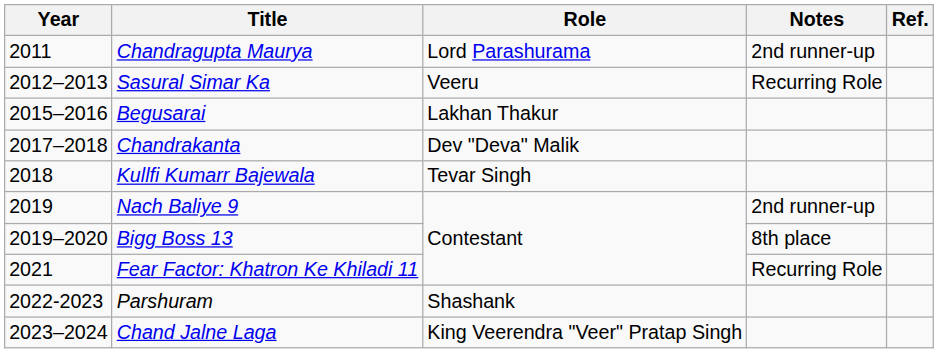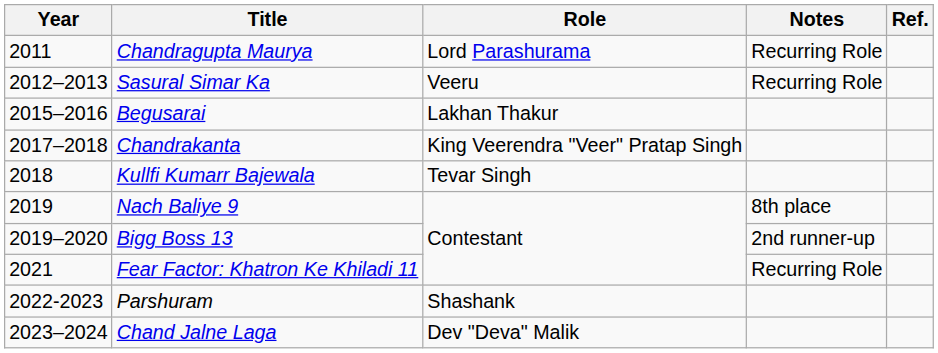(813, 51) 2nd runner-up -> (817, 51) Recurring Role
(503, 144) Dev "Deva" Malik -> (585, 144) King Veerendra "Veer" Pratap Singh
(813, 207) 2nd runner-up -> (791, 207) 8th place
(791, 238) 8th place -> (813, 238) 2nd runner-up
(585, 332) King Veerendra "Veer" Pratap Singh -> (503, 332) Dev "Deva" Malik
